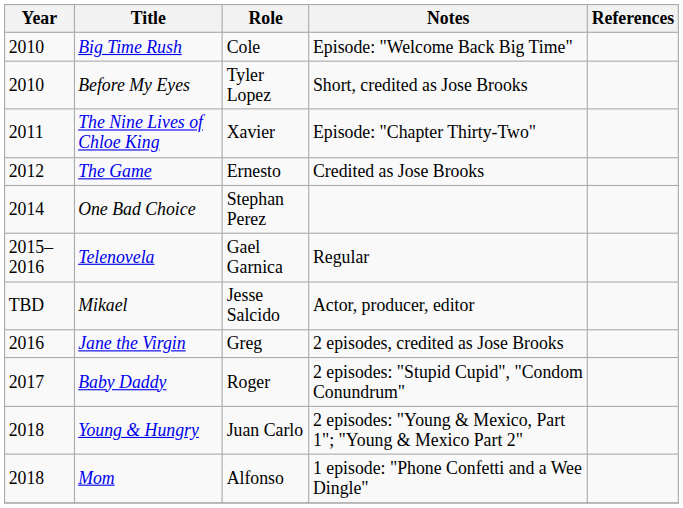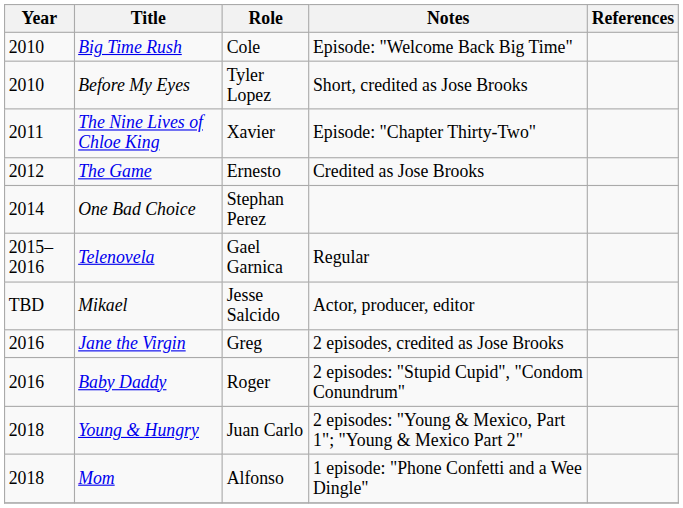(26, 381) 2017 -> (26, 381) 2016
